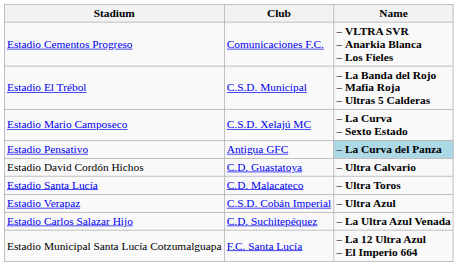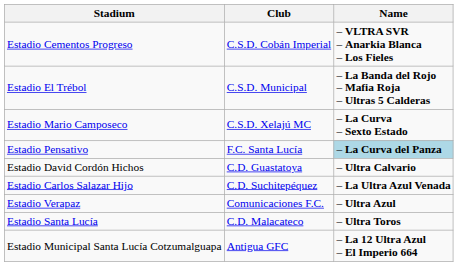(275, 44) Comunicaciones F.C. -> (279, 44) C.S.D. Cobán Imperial
(257, 149) Antigua GFC -> (264, 149) F.C. Santa Lucía
rows swapped: (70, 221) <-> (52, 185)
(279, 203) C.S.D. Cobán Imperial -> (275, 203) Comunicaciones F.C.
(264, 245) F.C. Santa Lucía -> (257, 245) Antigua GFC
